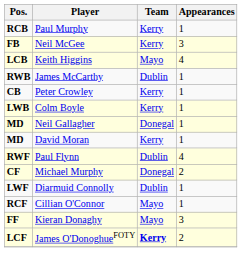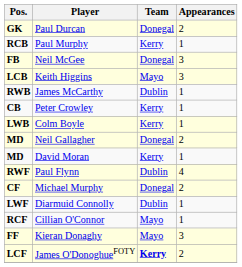+ row: (60, 28)
(152, 44) Kerry -> (157, 60) Donegal
(181, 60) 4 -> (181, 76) 3
(181, 124) 1 -> (181, 140) 2
